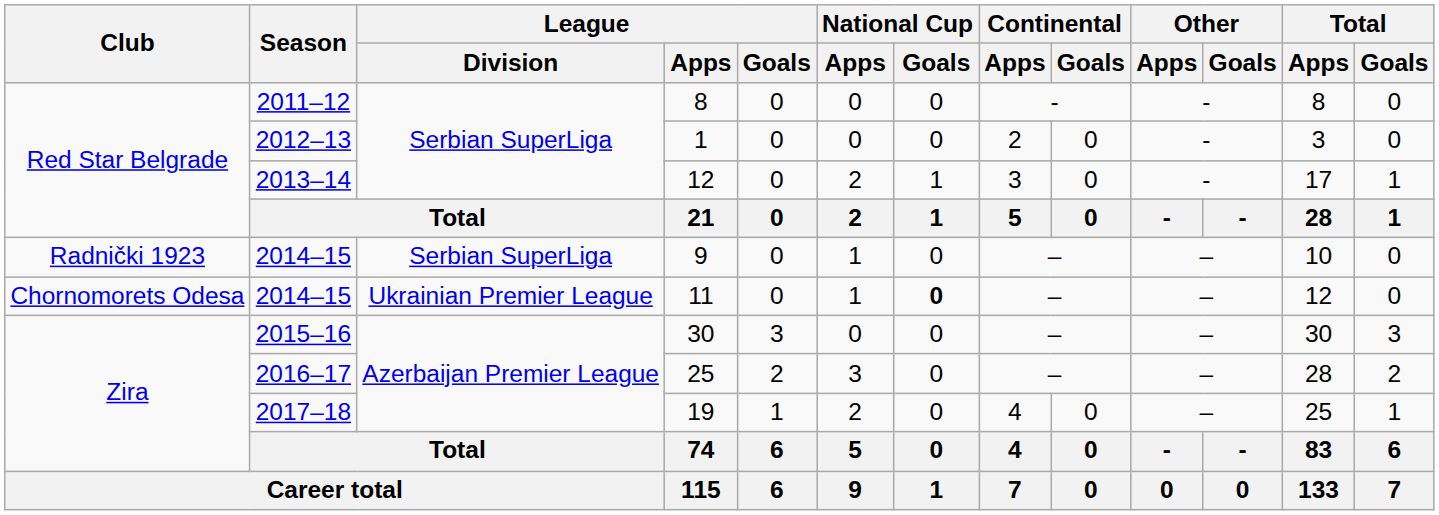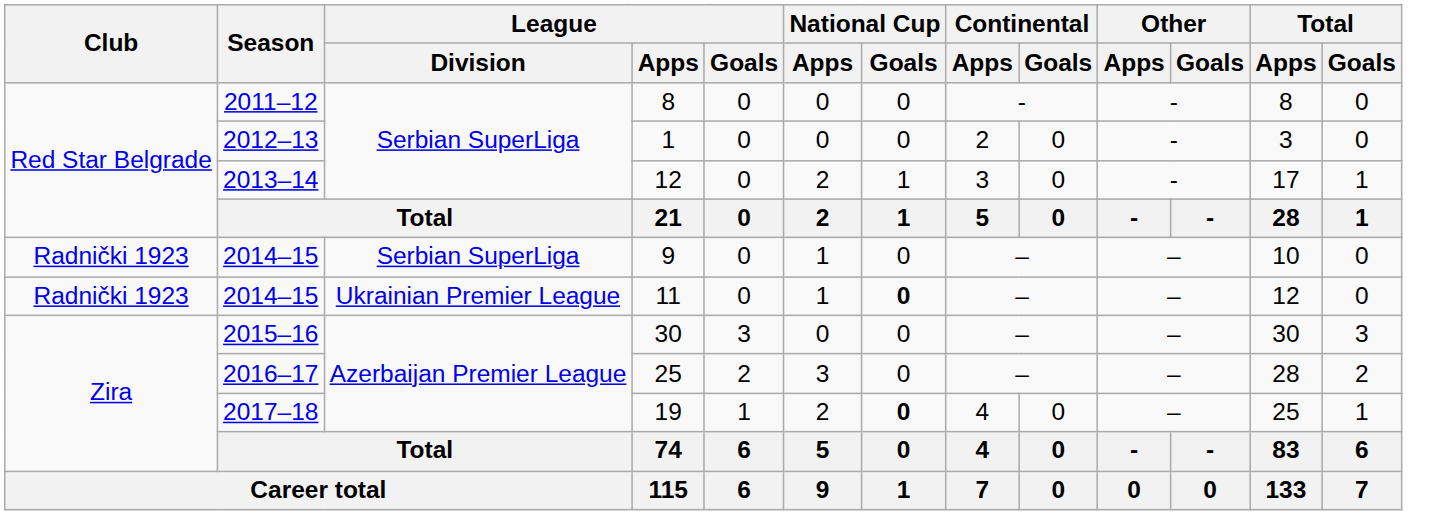(127, 295) Chornomorets Odesa -> (111, 295) Radnički 1923
(936, 412) normal -> (904, 412) bold
